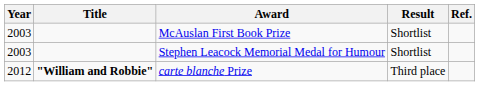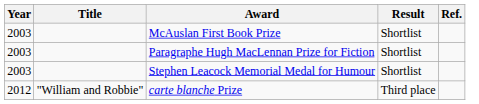+ row: (262, 52)
(95, 71) bold -> (90, 90) normal
